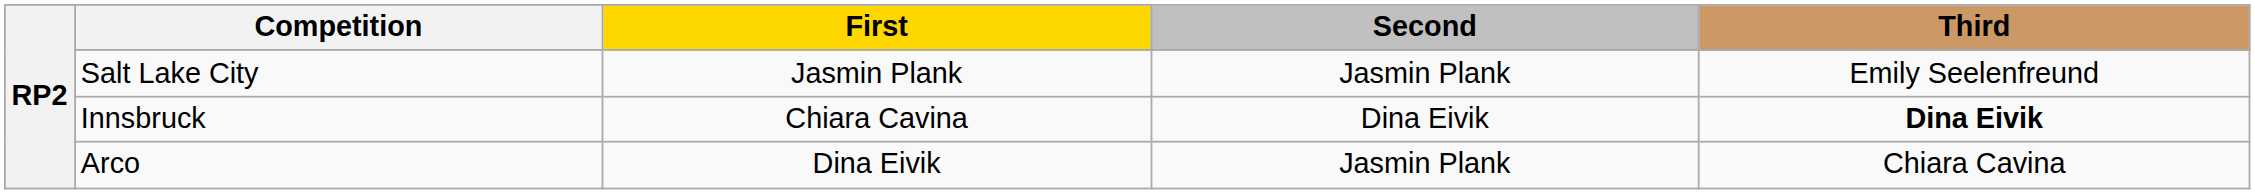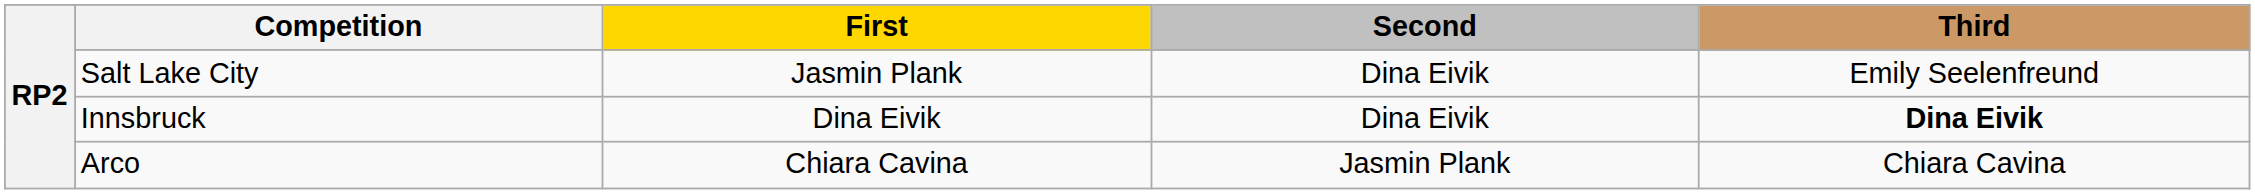(1425, 73) Jasmin Plank -> (1425, 73) Dina Eivik
(877, 118) Chiara Cavina -> (877, 118) Dina Eivik
(877, 164) Dina Eivik -> (877, 164) Chiara Cavina
